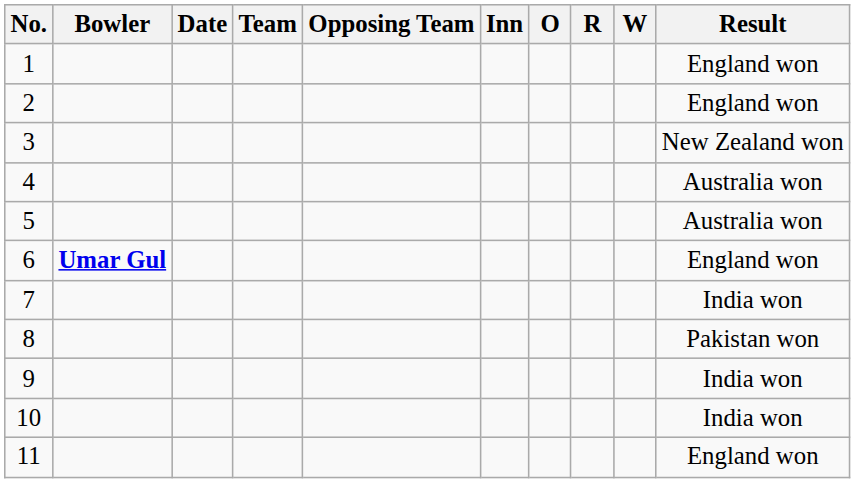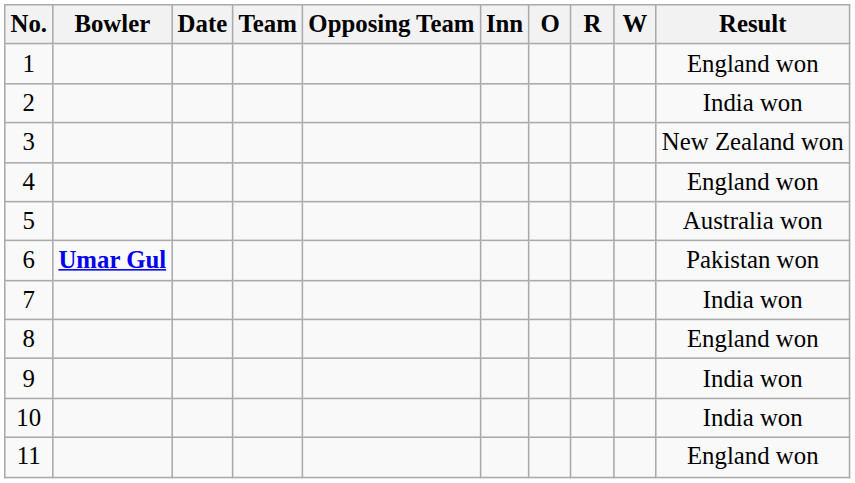(753, 102) England won -> (753, 102) India won
(753, 181) Australia won -> (753, 181) England won
(753, 260) England won -> (753, 260) Pakistan won
(753, 338) Pakistan won -> (753, 338) England won
